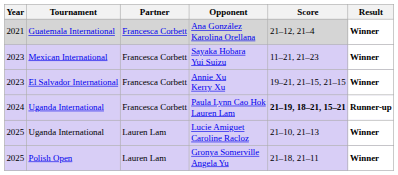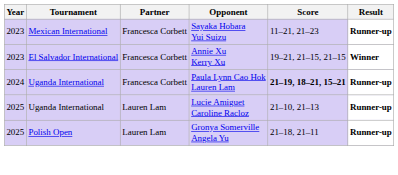- row: (223, 32)
(365, 57) Winner -> (371, 32) Runner-up
(365, 133) Winner -> (371, 108) Runner-up
(365, 158) Winner -> (371, 133) Runner-up
